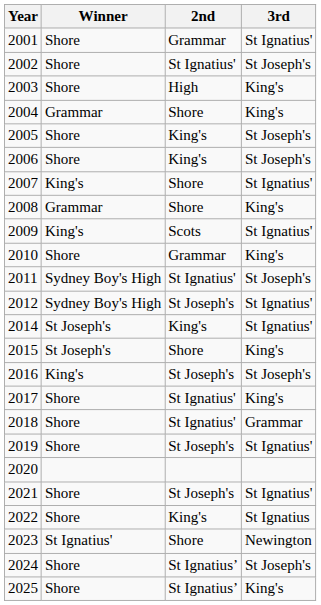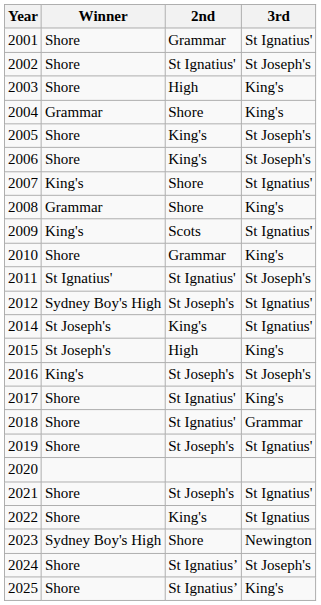(103, 278) Sydney Boy's High -> (79, 278) St Ignatius'
(186, 350) Shore -> (183, 350) High
(79, 541) St Ignatius' -> (103, 541) Sydney Boy's High
